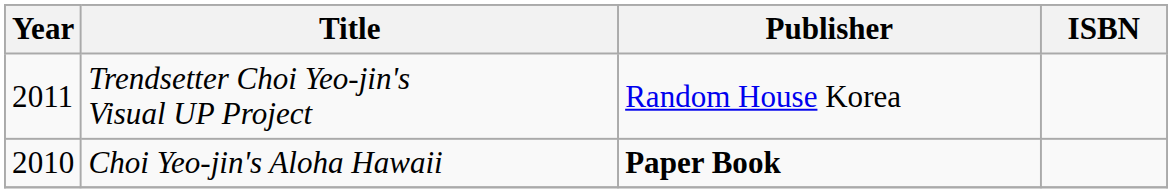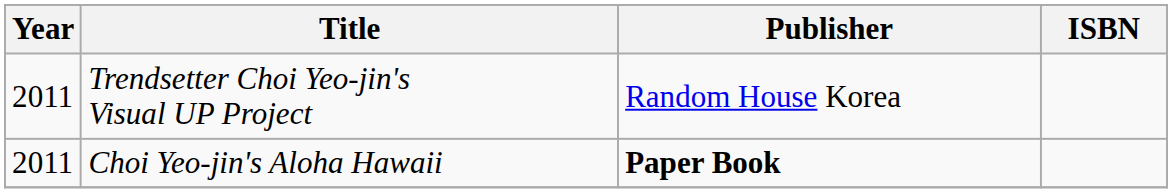(43, 162) 2010 -> (43, 162) 2011
